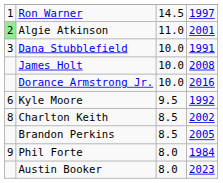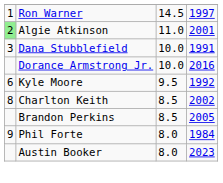- row: (51, 65)
